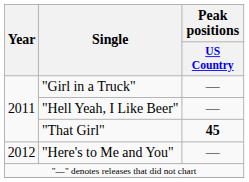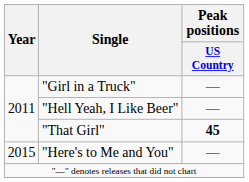(22, 152) 2012 -> (22, 152) 2015
